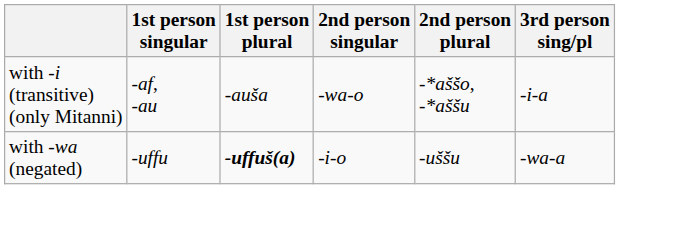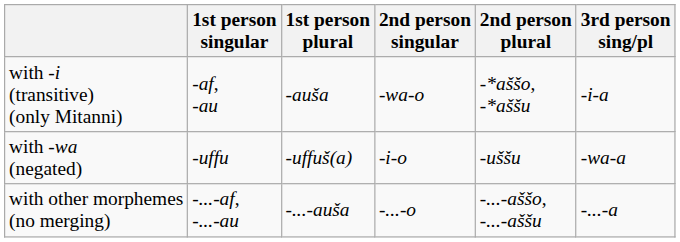(260, 157) bold -> (319, 157) normal
+ row: (96, 209)
